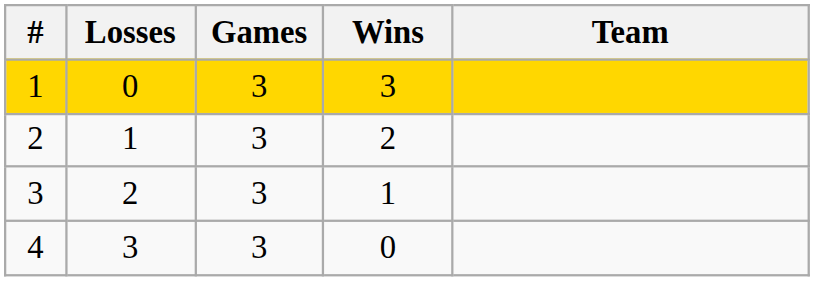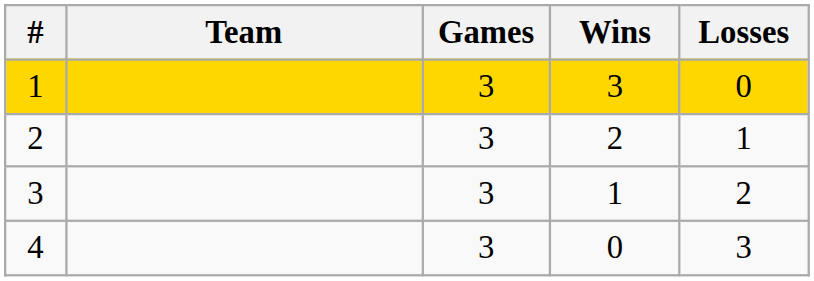columns swapped: (630, 31) <-> (130, 31)
